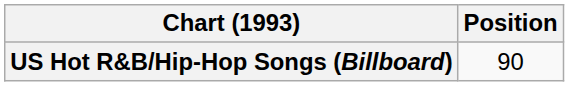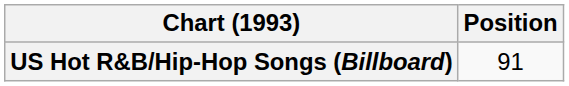(511, 61) 90 -> (511, 61) 91
